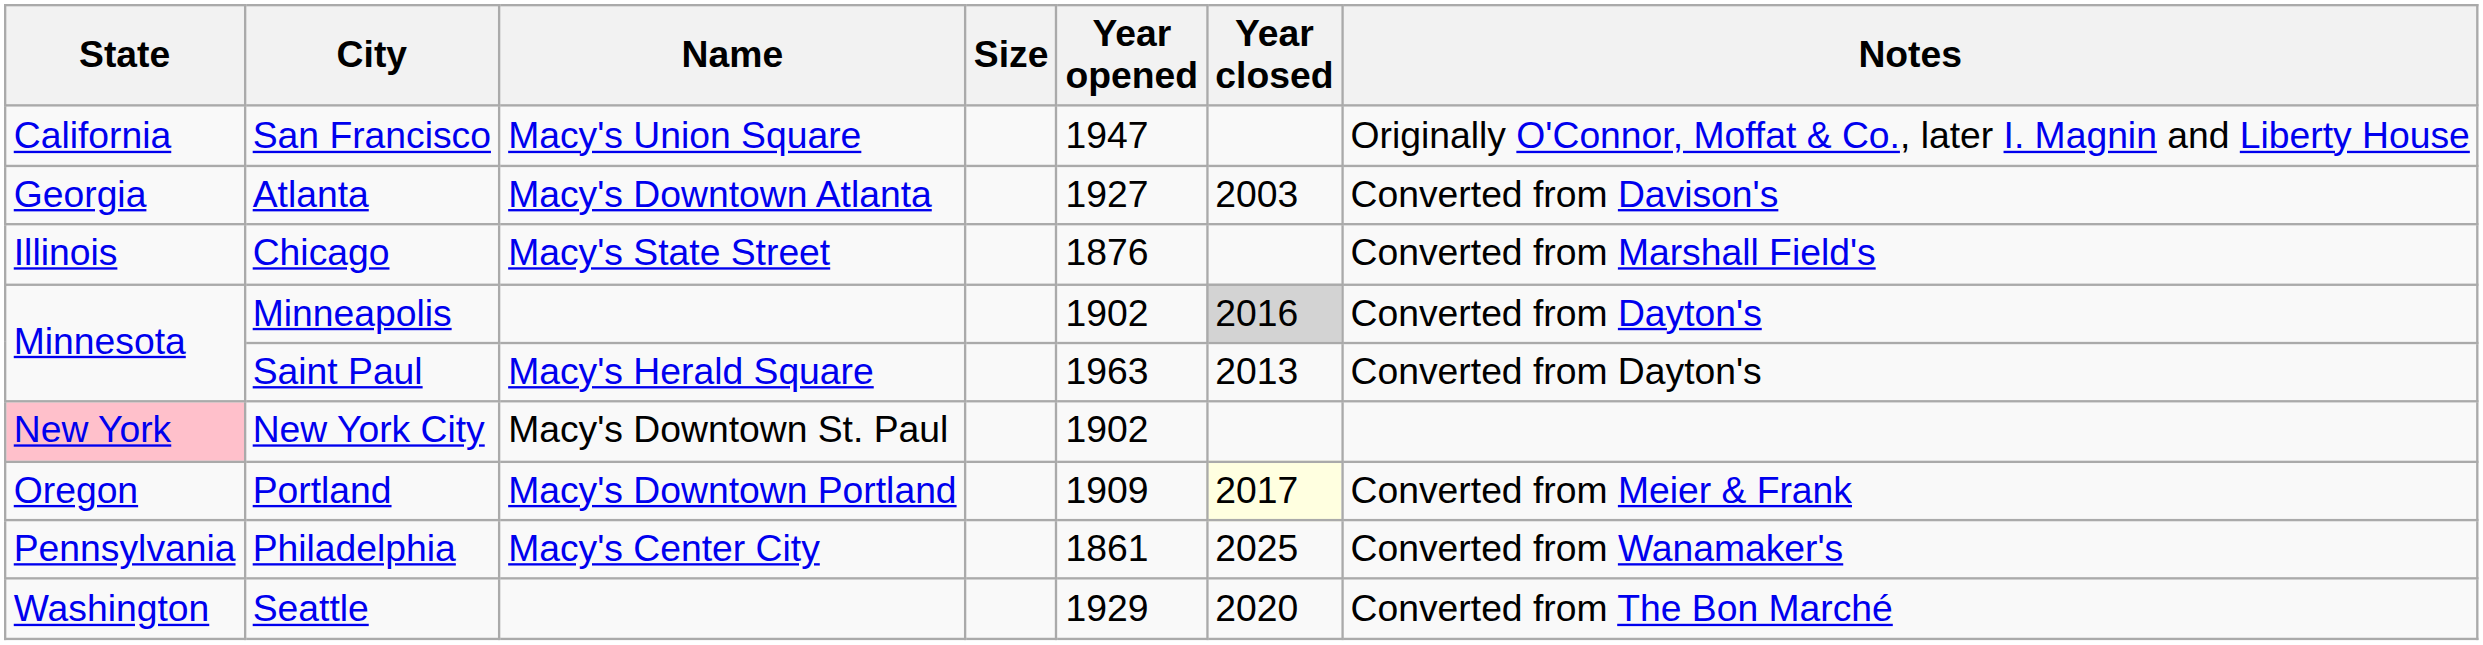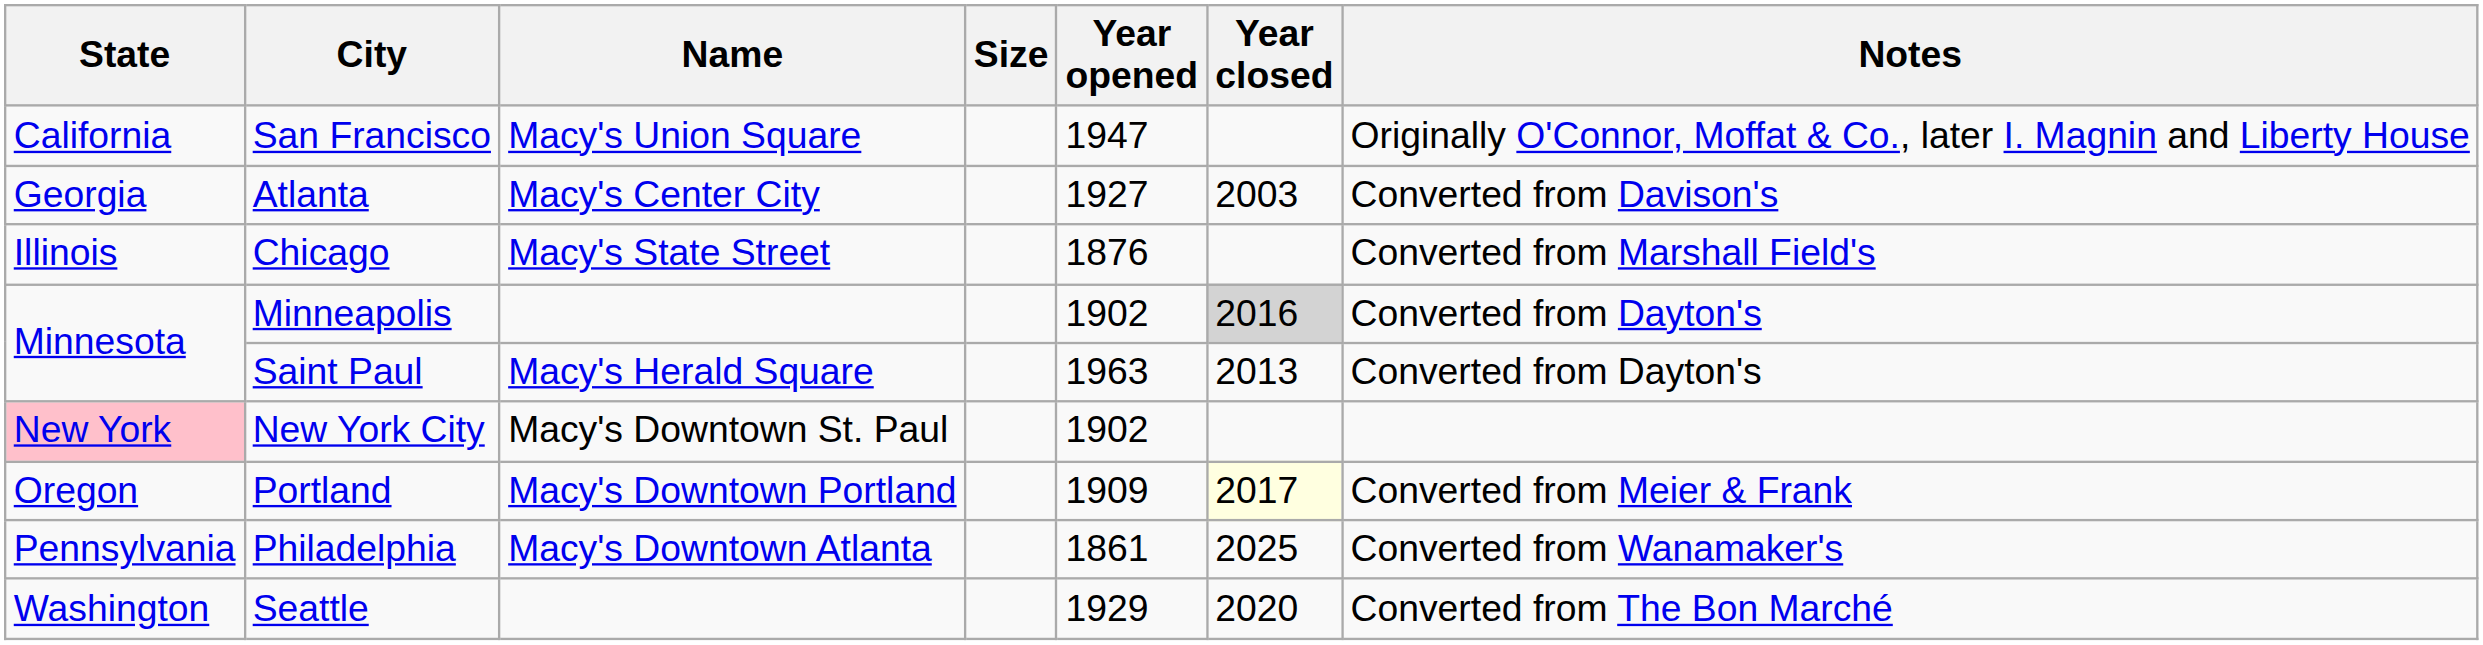(720, 194) Macy's Downtown Atlanta -> (664, 194) Macy's Center City
(664, 548) Macy's Center City -> (720, 548) Macy's Downtown Atlanta
